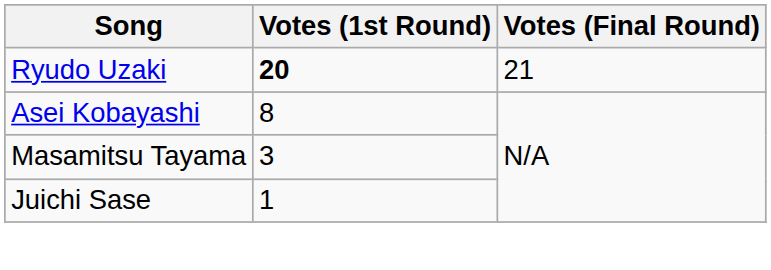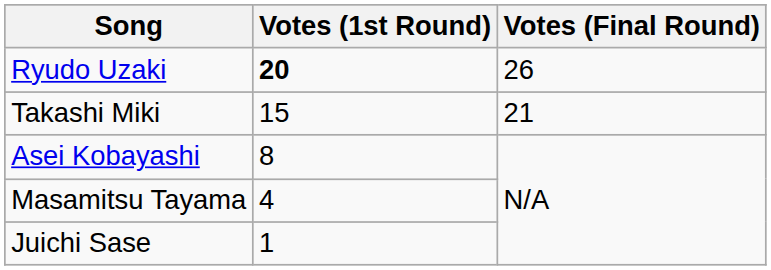(519, 69) 21 -> (519, 69) 26
+ row: (86, 112)
(267, 156) 3 -> (267, 199) 4
